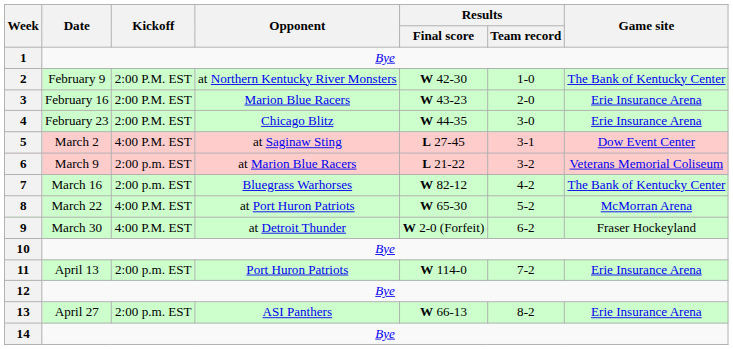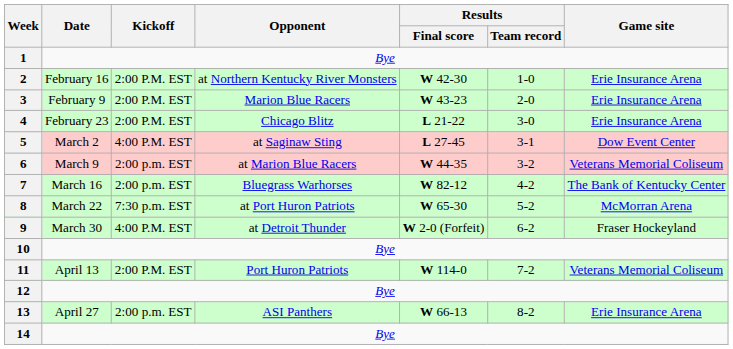(77, 78) February 9 -> (77, 78) February 16
(646, 78) The Bank of Kentucky Center -> (646, 78) Erie Insurance Arena
(77, 99) February 16 -> (77, 99) February 9
(444, 121) W 44-35 -> (444, 121) L 21-22
(444, 163) L 21-22 -> (444, 163) W 44-35
(153, 206) 4:00 P.M. EST -> (153, 206) 7:30 p.m. EST
(153, 269) 2:00 p.m. EST -> (153, 269) 2:00 P.M. EST
(646, 269) Erie Insurance Arena -> (646, 269) Veterans Memorial Coliseum
